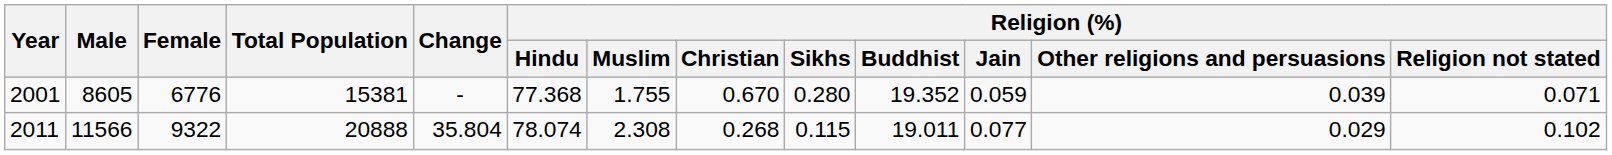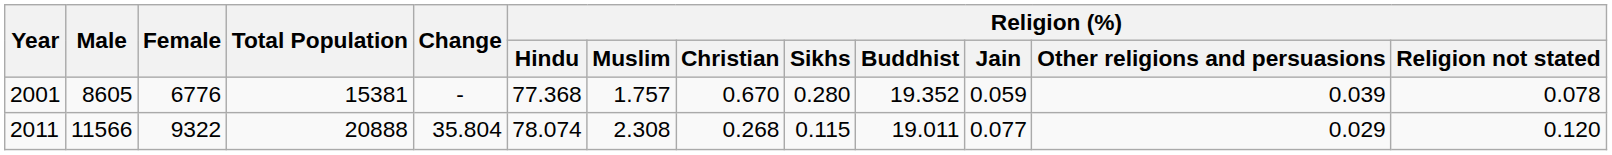(642, 94) 1.755 -> (642, 94) 1.757
(1572, 94) 0.071 -> (1572, 94) 0.078
(1572, 130) 0.102 -> (1572, 130) 0.120
